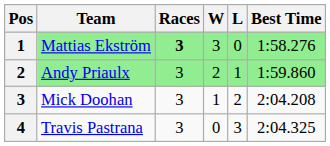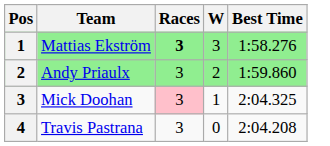- column: (238, 18)
(179, 100) no background -> (179, 100) pink background
(286, 100) 2:04.208 -> (267, 100) 2:04.325
(286, 127) 2:04.325 -> (267, 127) 2:04.208
